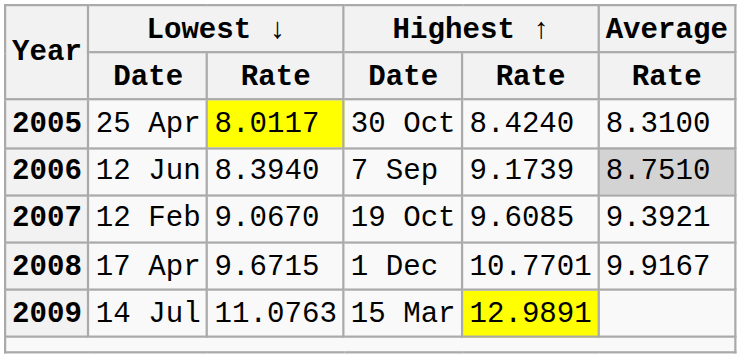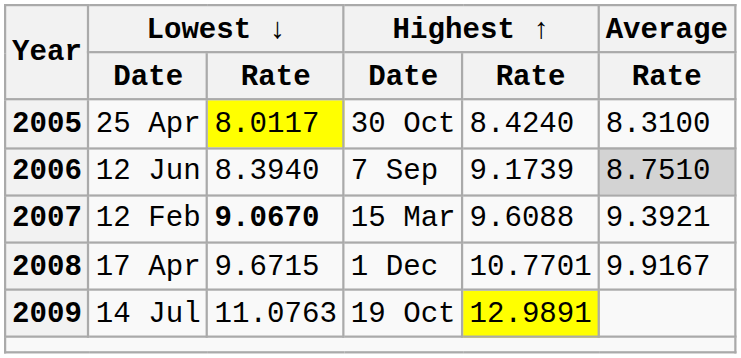(267, 219) normal -> (267, 219) bold
(403, 219) 19 Oct -> (403, 219) 15 Mar
(522, 219) 9.6085 -> (522, 219) 9.6088
(403, 314) 15 Mar -> (403, 314) 19 Oct
